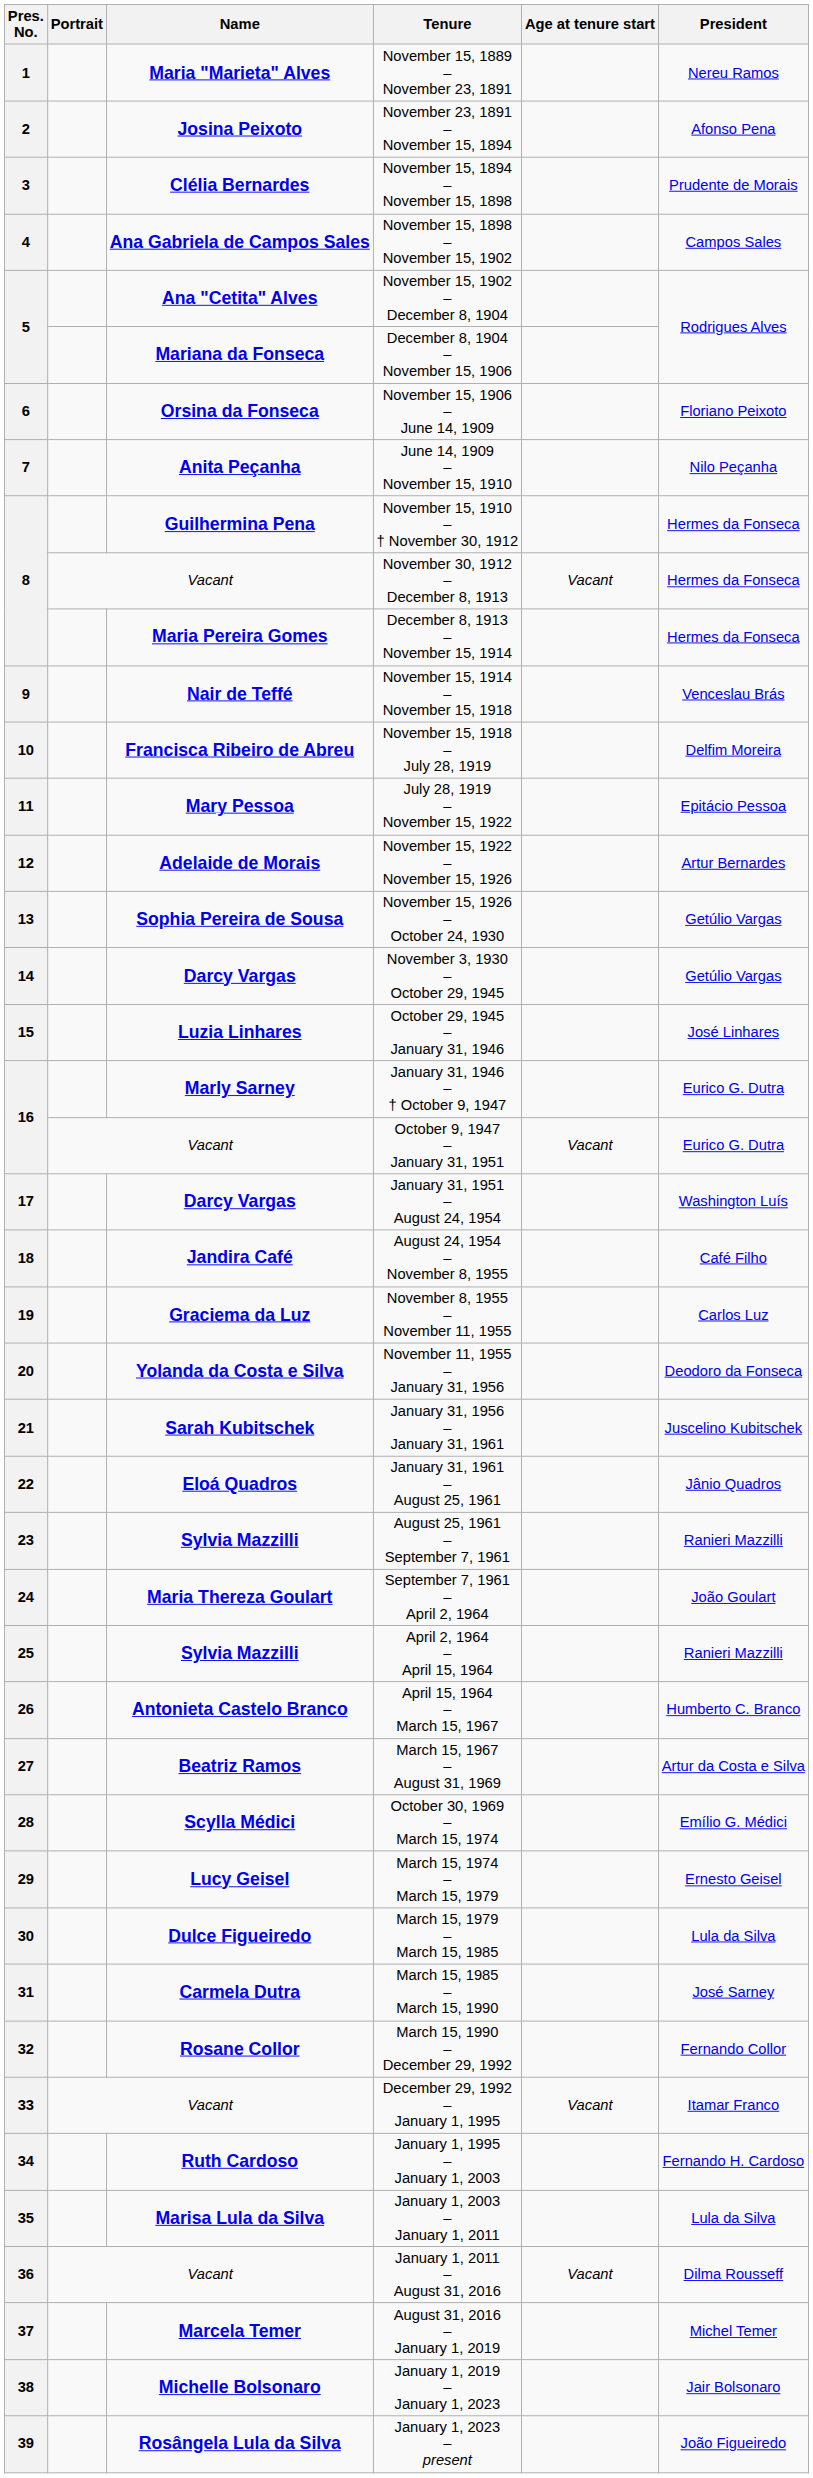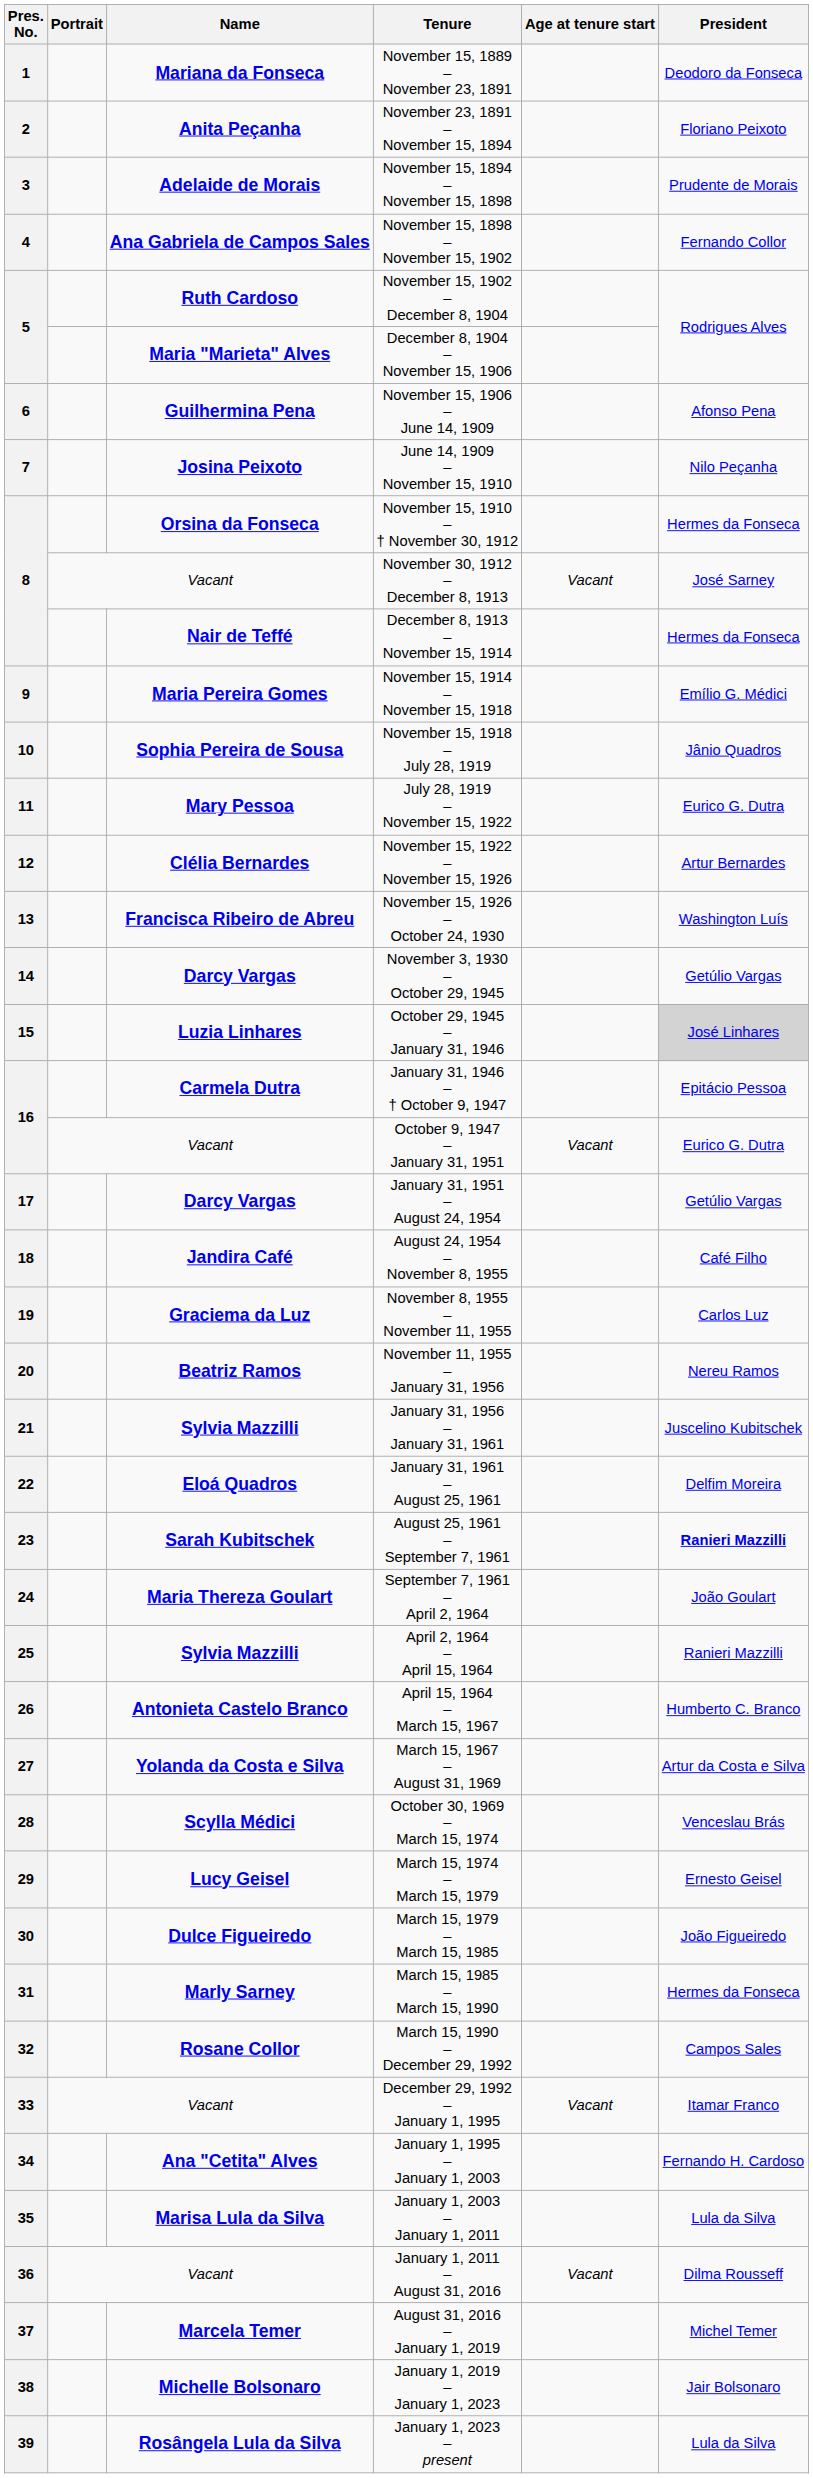(240, 72) Maria "Marieta" Alves -> (240, 72) Mariana da Fonseca
(733, 72) Nereu Ramos -> (733, 72) Deodoro da Fonseca
(240, 129) Josina Peixoto -> (240, 129) Anita Peçanha
(733, 129) Afonso Pena -> (733, 129) Floriano Peixoto
(240, 185) Clélia Bernardes -> (240, 185) Adelaide de Morais
(733, 242) Campos Sales -> (733, 242) Fernando Collor
(240, 298) Ana "Cetita" Alves -> (240, 298) Ruth Cardoso
(240, 354) Mariana da Fonseca -> (240, 354) Maria "Marieta" Alves
(240, 411) Orsina da Fonseca -> (240, 411) Guilhermina Pena
(733, 411) Floriano Peixoto -> (733, 411) Afonso Pena
(240, 467) Anita Peçanha -> (240, 467) Josina Peixoto
(240, 524) Guilhermina Pena -> (240, 524) Orsina da Fonseca
(733, 580) Hermes da Fonseca -> (733, 580) José Sarney
(240, 637) Maria Pereira Gomes -> (240, 637) Nair de Teffé
(240, 693) Nair de Teffé -> (240, 693) Maria Pereira Gomes
(733, 693) Venceslau Brás -> (733, 693) Emílio G. Médici
(240, 750) Francisca Ribeiro de Abreu -> (240, 750) Sophia Pereira de Sousa
(733, 750) Delfim Moreira -> (733, 750) Jânio Quadros
(733, 806) Epitácio Pessoa -> (733, 806) Eurico G. Dutra
(240, 863) Adelaide de Morais -> (240, 863) Clélia Bernardes
(240, 919) Sophia Pereira de Sousa -> (240, 919) Francisca Ribeiro de Abreu
(733, 919) Getúlio Vargas -> (733, 919) Washington Luís
(733, 1032) no background -> (733, 1032) lightgrey background
(240, 1089) Marly Sarney -> (240, 1089) Carmela Dutra
(733, 1089) Eurico G. Dutra -> (733, 1089) Epitácio Pessoa
(733, 1201) Washington Luís -> (733, 1201) Getúlio Vargas
(240, 1371) Yolanda da Costa e Silva -> (240, 1371) Beatriz Ramos
(733, 1371) Deodoro da Fonseca -> (733, 1371) Nereu Ramos
(240, 1427) Sarah Kubitschek -> (240, 1427) Sylvia Mazzilli
(733, 1484) Jânio Quadros -> (733, 1484) Delfim Moreira
(240, 1540) Sylvia Mazzilli -> (240, 1540) Sarah Kubitschek
(733, 1540) normal -> (733, 1540) bold
(240, 1766) Beatriz Ramos -> (240, 1766) Yolanda da Costa e Silva
(733, 1823) Emílio G. Médici -> (733, 1823) Venceslau Brás
(733, 1935) Lula da Silva -> (733, 1935) João Figueiredo
(240, 1992) Carmela Dutra -> (240, 1992) Marly Sarney
(733, 1992) José Sarney -> (733, 1992) Hermes da Fonseca
(733, 2048) Fernando Collor -> (733, 2048) Campos Sales
(240, 2161) Ruth Cardoso -> (240, 2161) Ana "Cetita" Alves
(733, 2444) João Figueiredo -> (733, 2444) Lula da Silva
